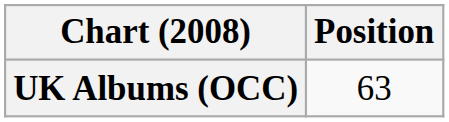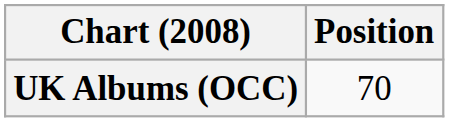(374, 87) 63 -> (374, 87) 70
